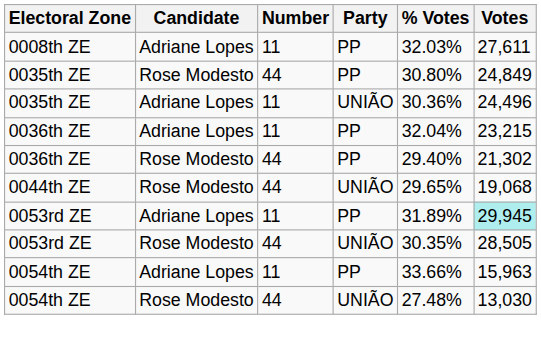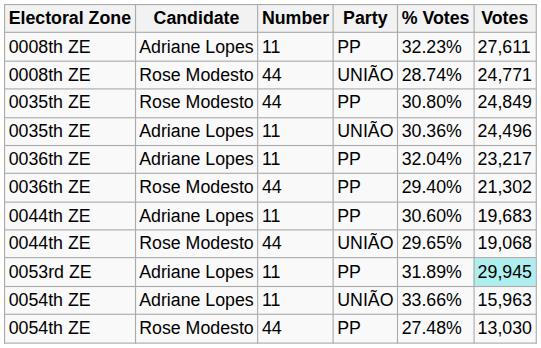(432, 46) 32.03% -> (432, 46) 32.23%
+ row: (50, 74)
(505, 131) 23,215 -> (505, 159) 23,217
+ row: (50, 215)
- row: (50, 243)
(349, 272) PP -> (365, 300) UNIÃO
(365, 300) UNIÃO -> (349, 328) PP
